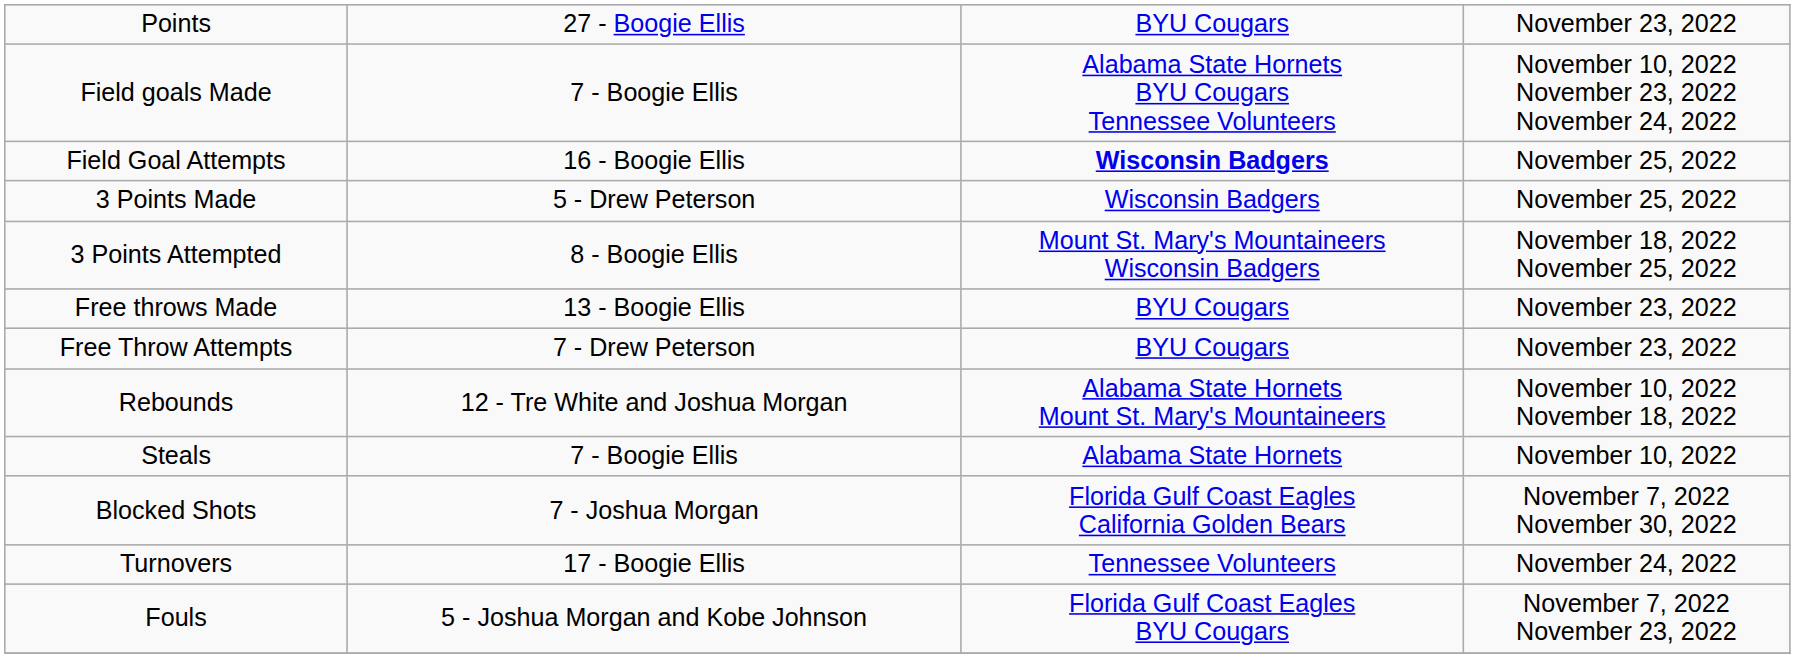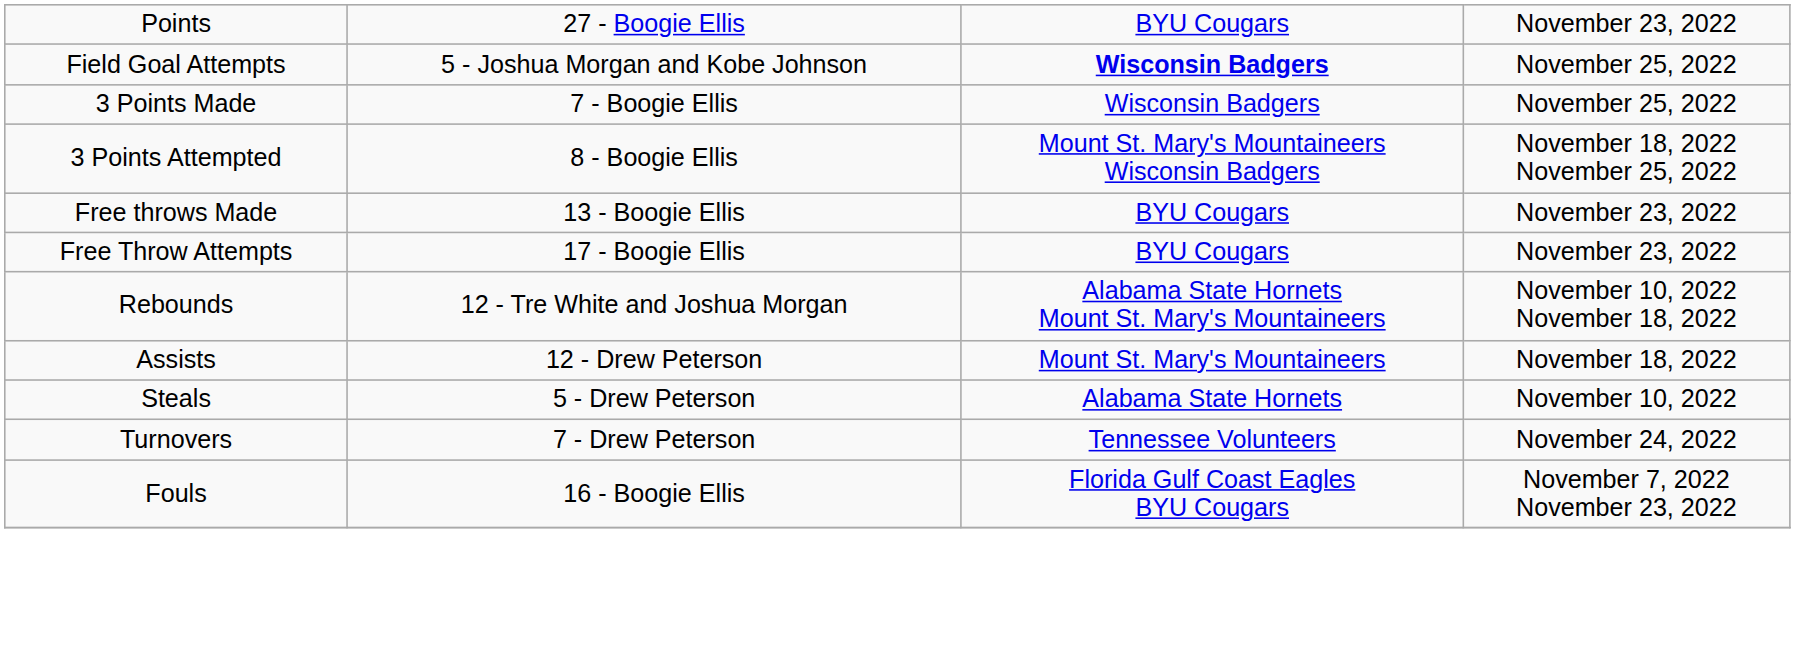- row: (176, 92)
(654, 160) 16 - Boogie Ellis -> (654, 64) 5 - Joshua Morgan and Kobe Johnson
(654, 200) 5 - Drew Peterson -> (654, 104) 7 - Boogie Ellis
(654, 348) 7 - Drew Peterson -> (654, 251) 17 - Boogie Ellis
+ row: (176, 359)
(654, 456) 7 - Boogie Ellis -> (654, 399) 5 - Drew Peterson
- row: (176, 510)
(654, 564) 17 - Boogie Ellis -> (654, 439) 7 - Drew Peterson
(654, 618) 5 - Joshua Morgan and Kobe Johnson -> (654, 493) 16 - Boogie Ellis
